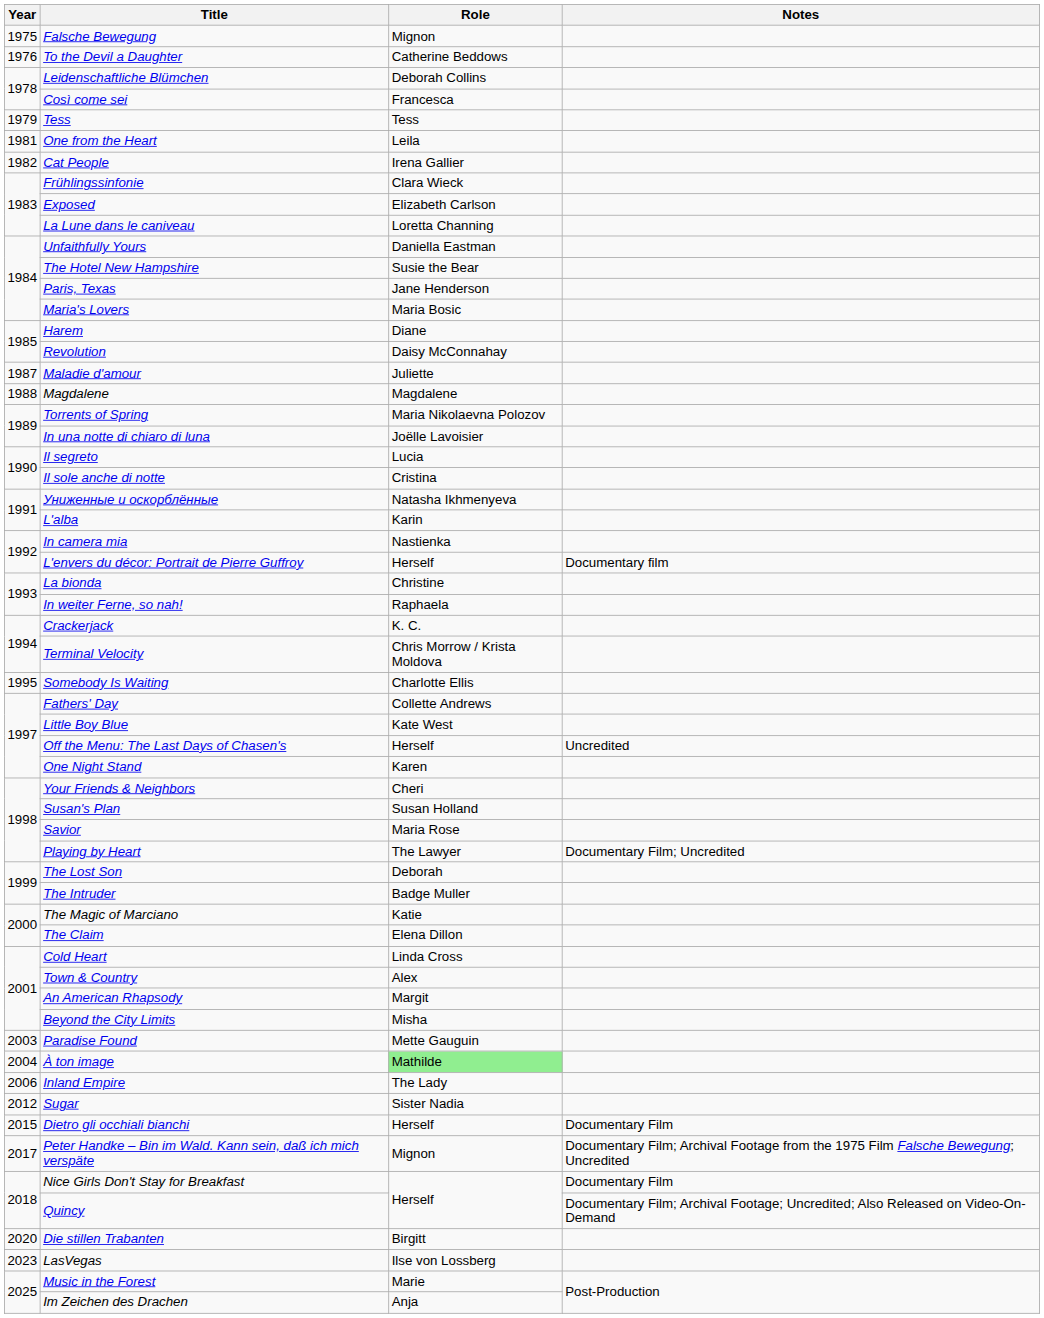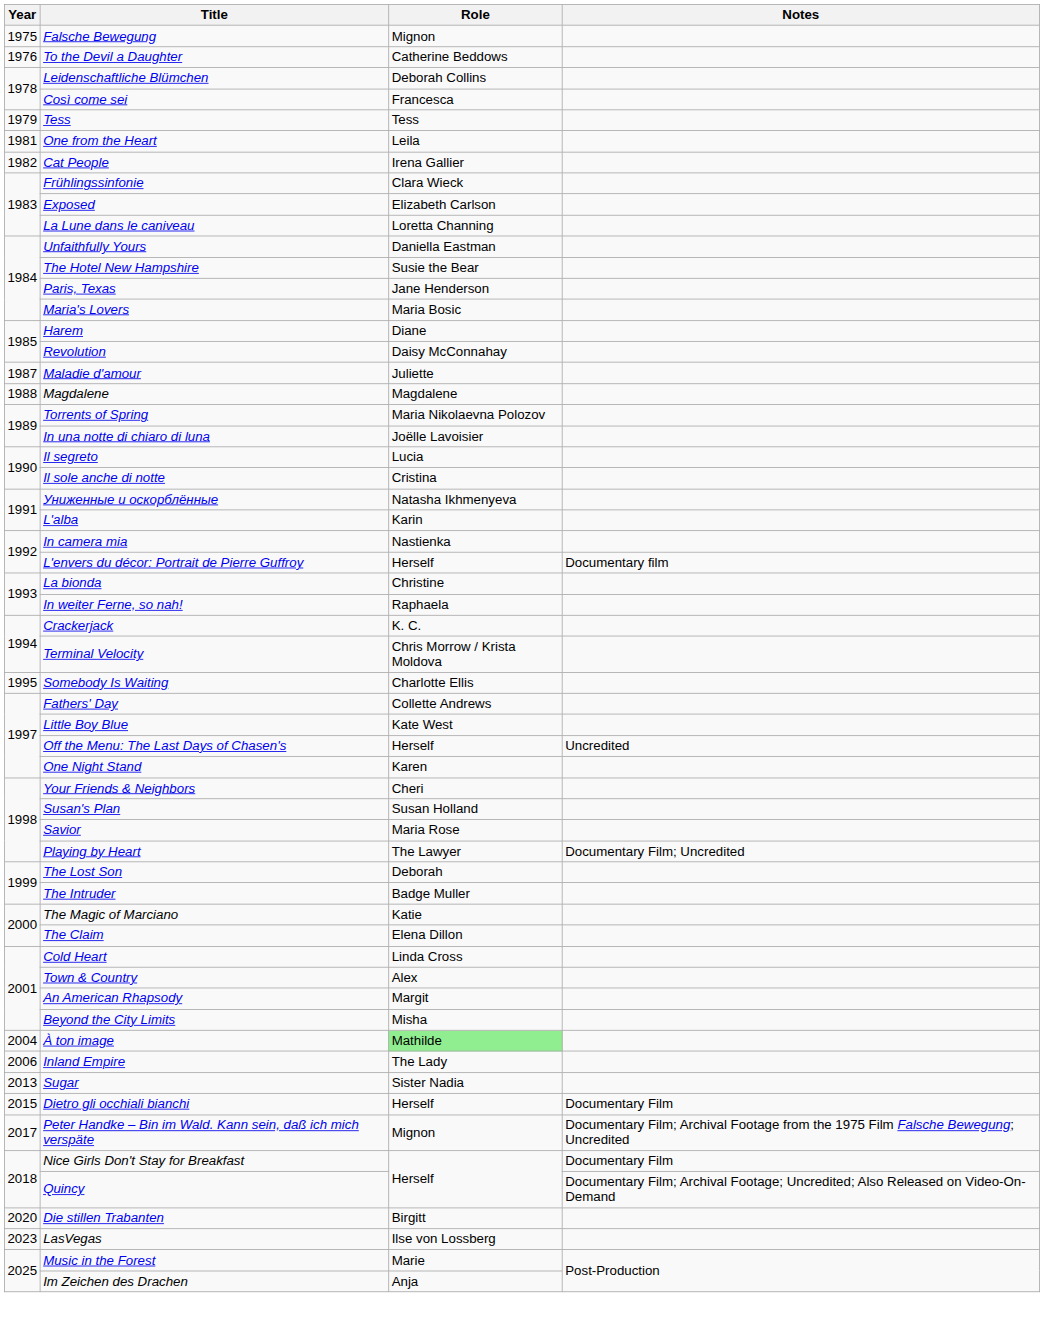- row: (90, 1040)
(22, 1104) 2012 -> (22, 1083) 2013
